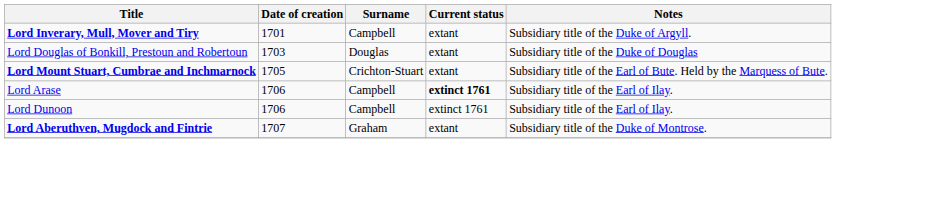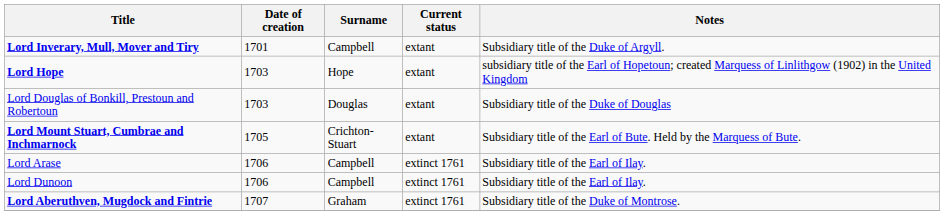+ row: (35, 72)
(460, 90) bold -> (435, 163) normal
(444, 128) extant -> (435, 201) extinct 1761
